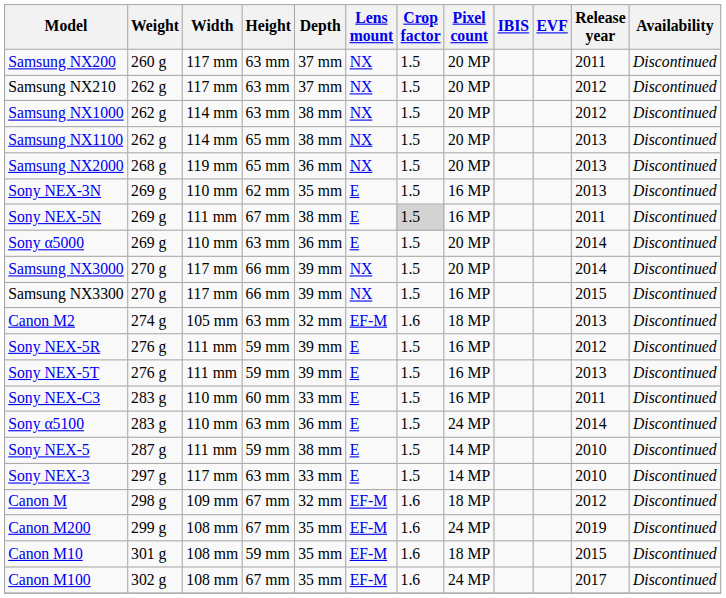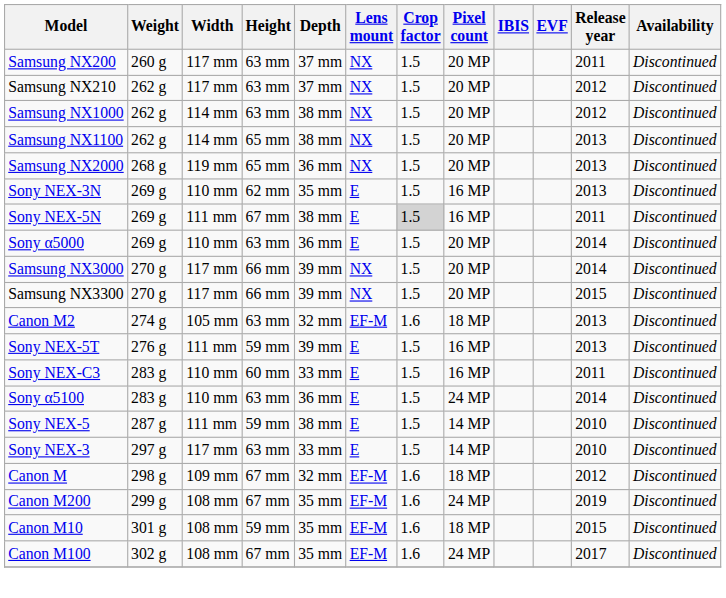(469, 295) 16 MP -> (469, 295) 20 MP
- row: (54, 347)
